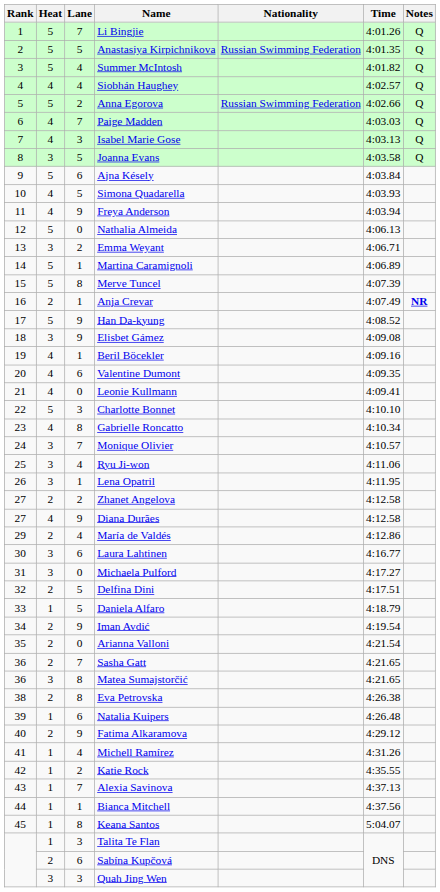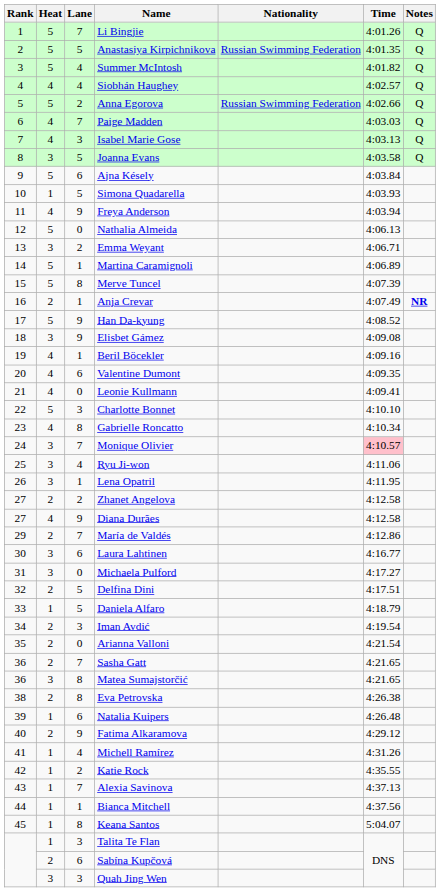(50, 193) 4 -> (50, 193) 1
(383, 445) no background -> (383, 445) pink background
(80, 535) 4 -> (80, 535) 7
(80, 626) 9 -> (80, 626) 3
